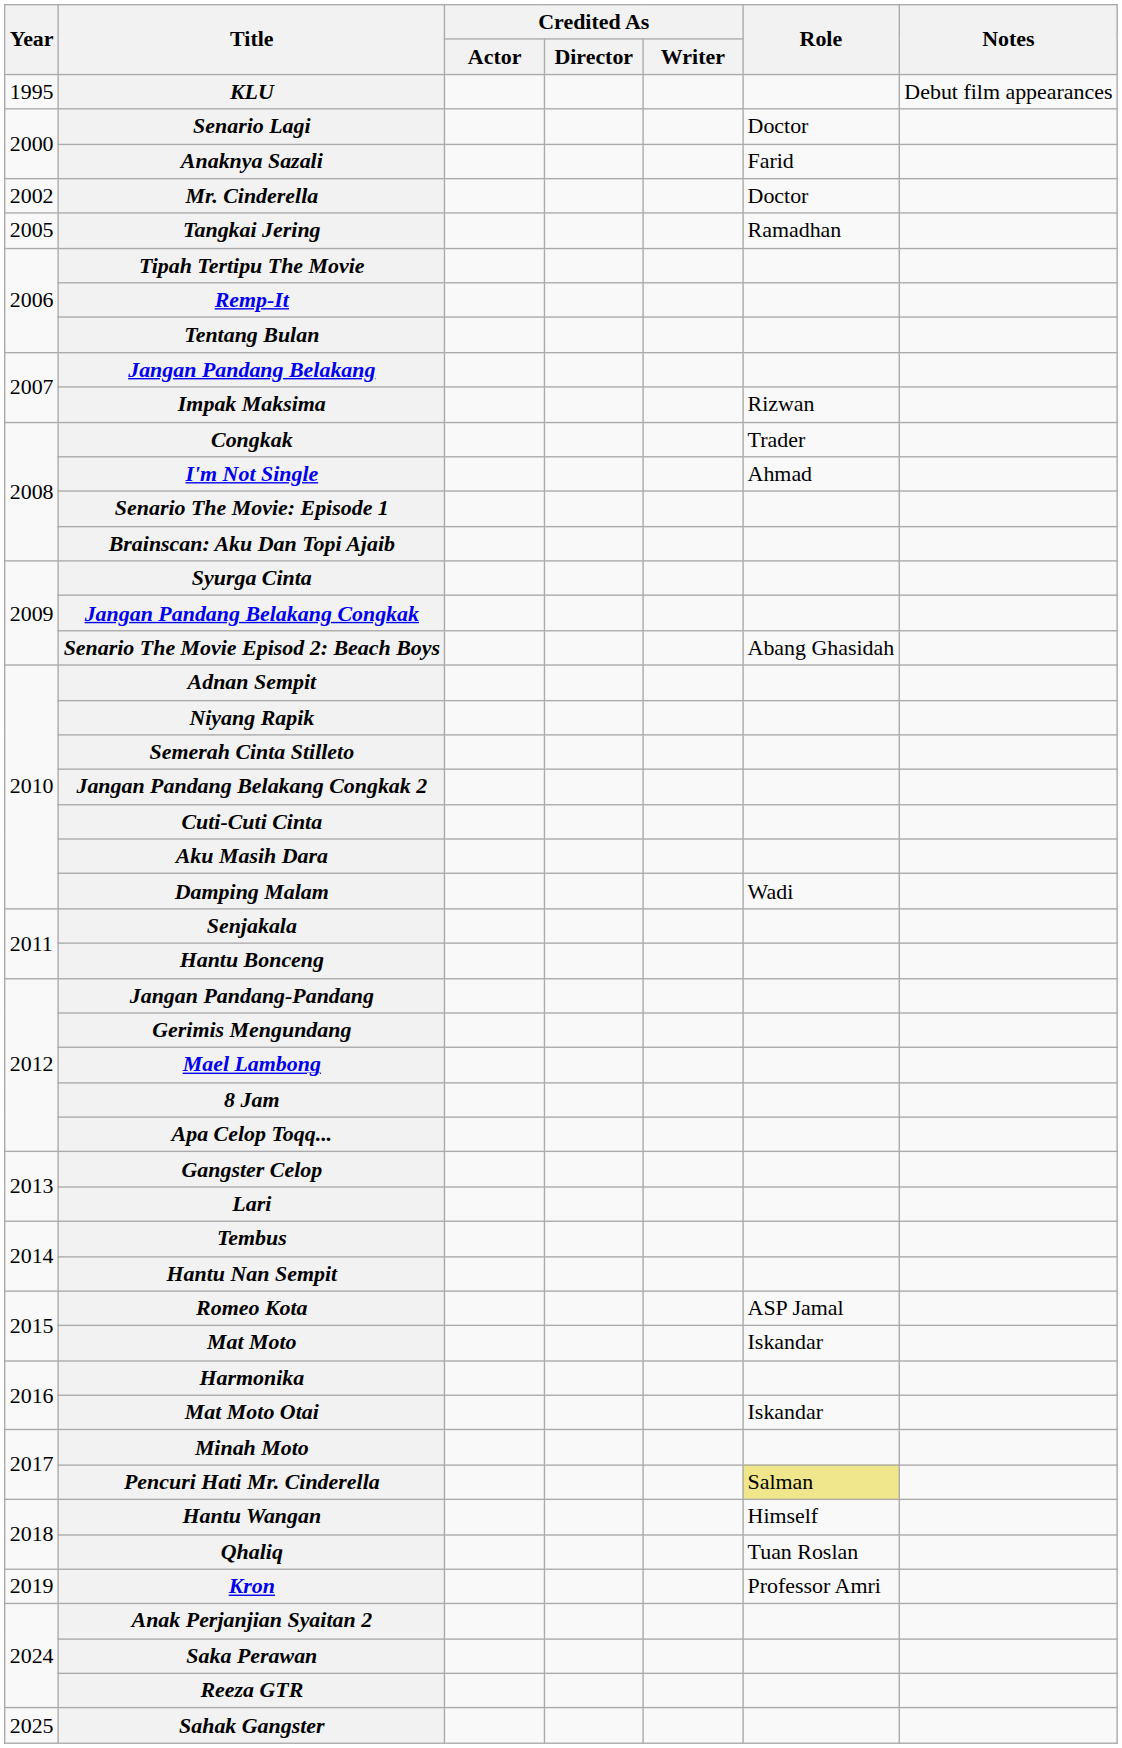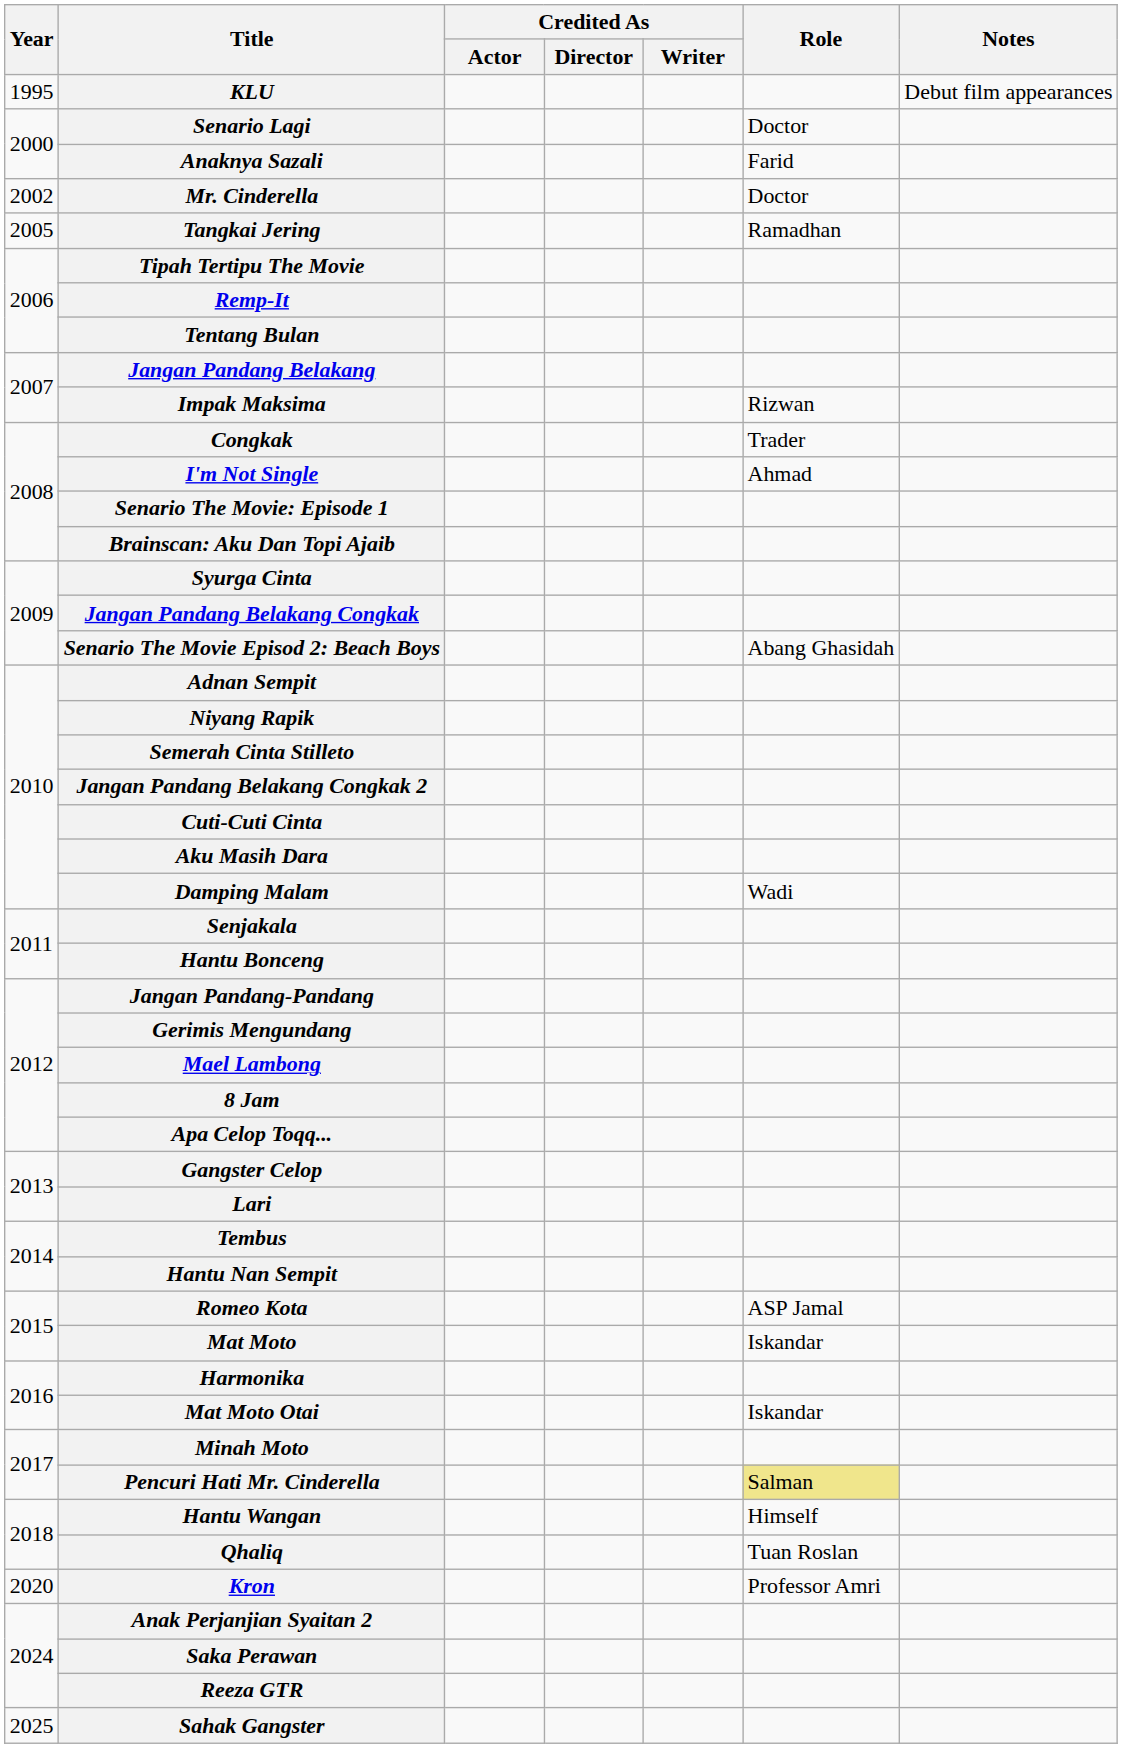(32, 1586) 2019 -> (32, 1586) 2020
